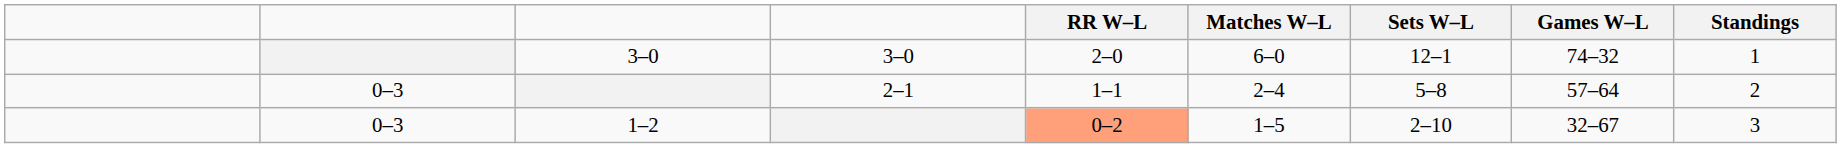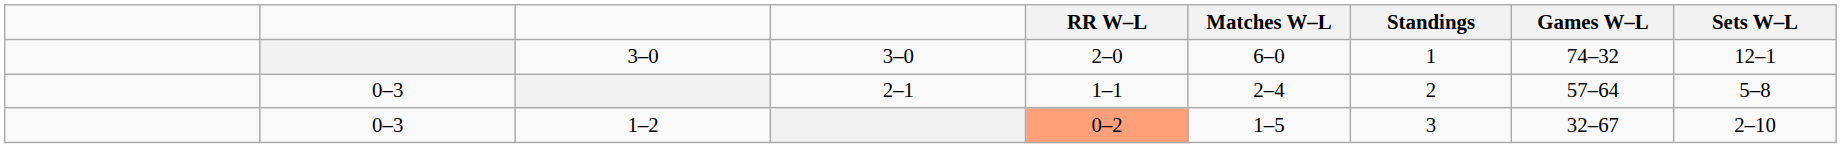columns swapped: (1431, 22) <-> (1755, 22)
